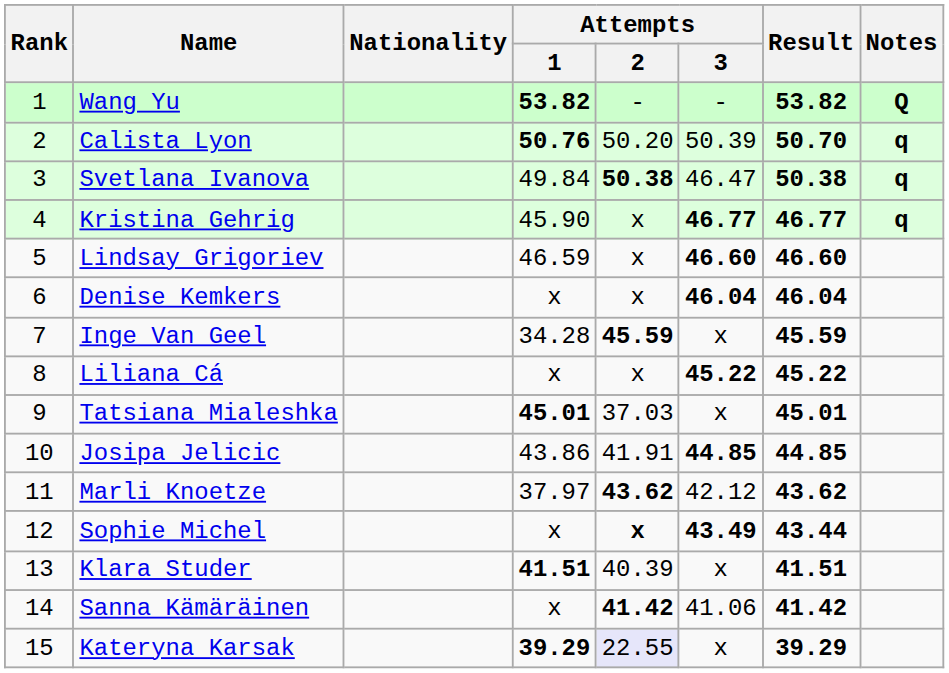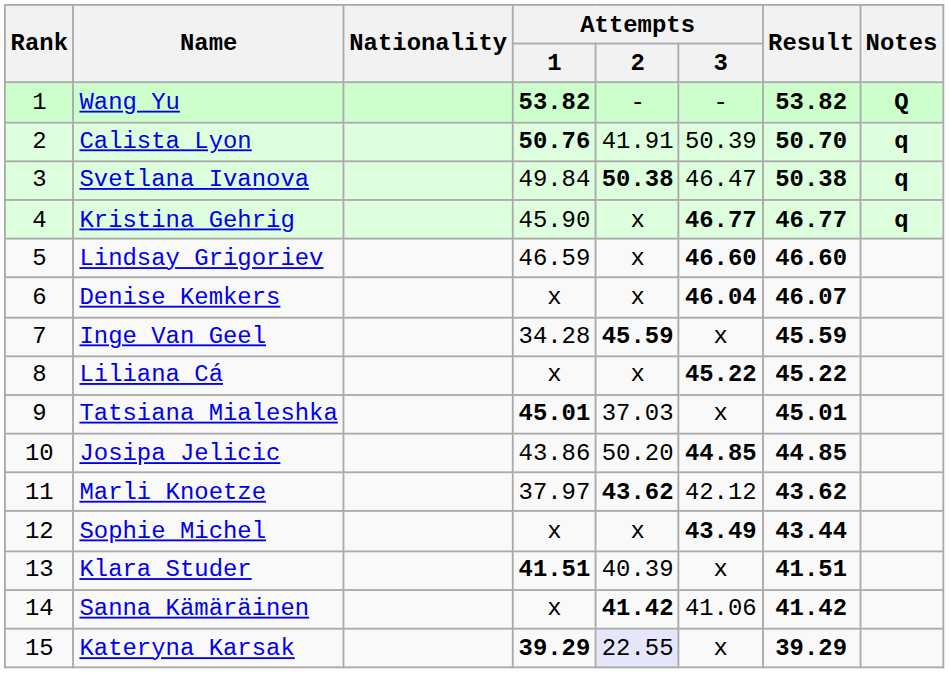(638, 141) 50.20 -> (638, 141) 41.91
(811, 297) 46.04 -> (811, 297) 46.07
(638, 453) 41.91 -> (638, 453) 50.20
(638, 531) bold -> (638, 531) normal
